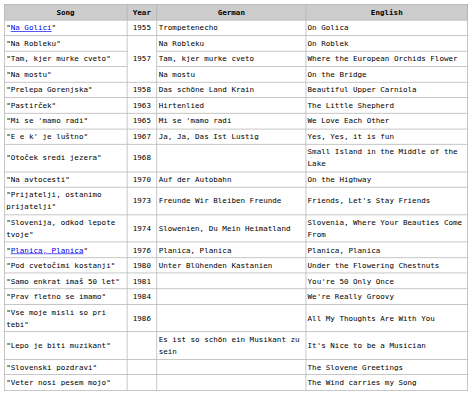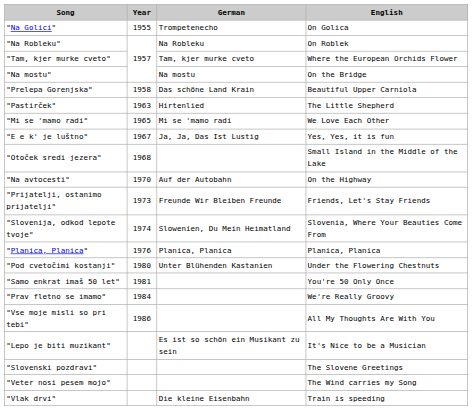+ row: (31, 399)
